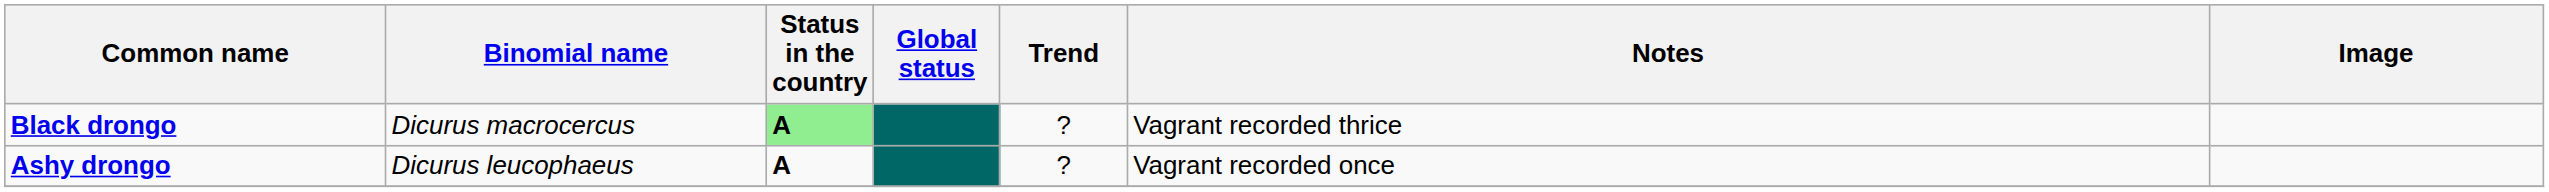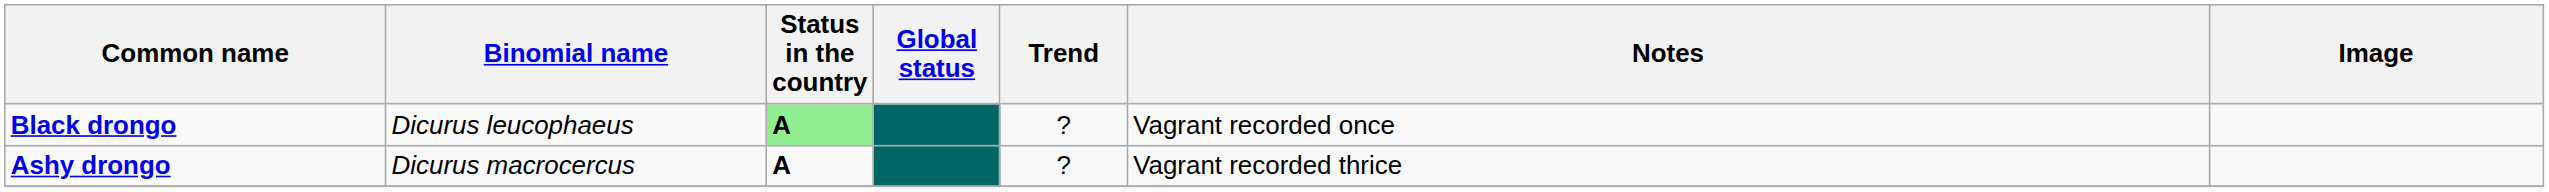(513, 124) Dicurus macrocercus -> (513, 124) Dicurus leucophaeus
(1268, 124) Vagrant recorded thrice -> (1264, 124) Vagrant recorded once
(513, 165) Dicurus leucophaeus -> (513, 165) Dicurus macrocercus
(1264, 165) Vagrant recorded once -> (1268, 165) Vagrant recorded thrice
